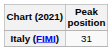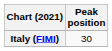(86, 38) 31 -> (86, 38) 30
